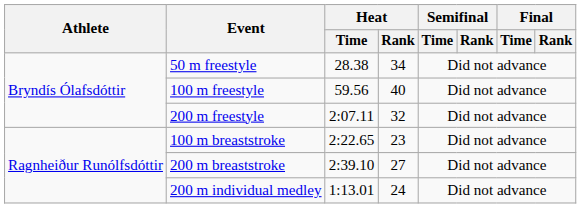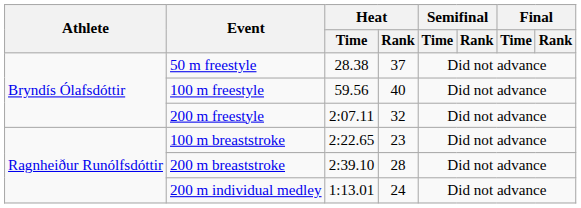(398, 65) 34 -> (398, 65) 37
(398, 165) 27 -> (398, 165) 28
